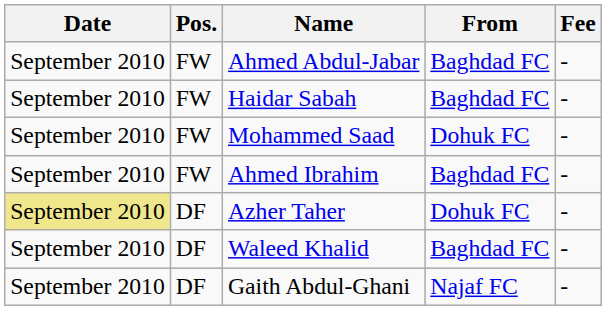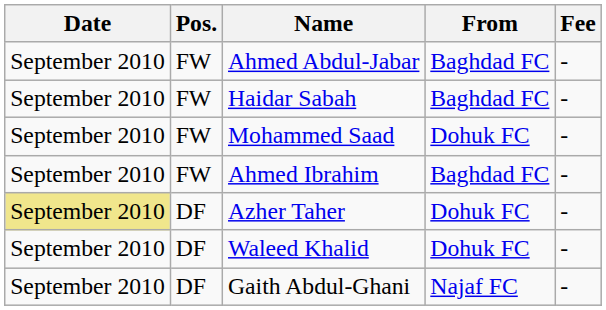(490, 248) Baghdad FC -> (480, 248) Dohuk FC
